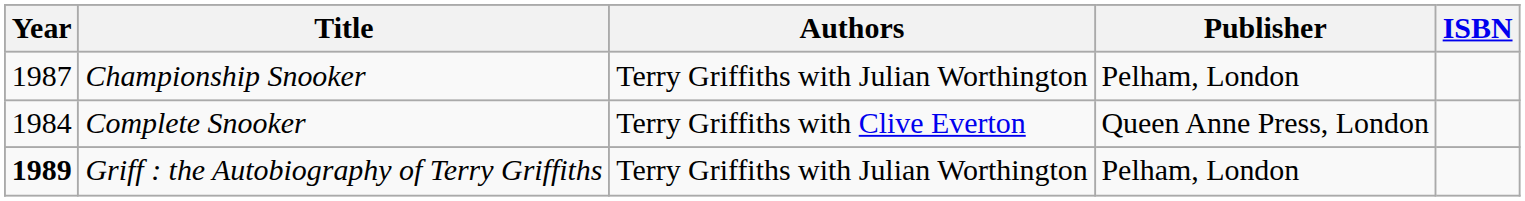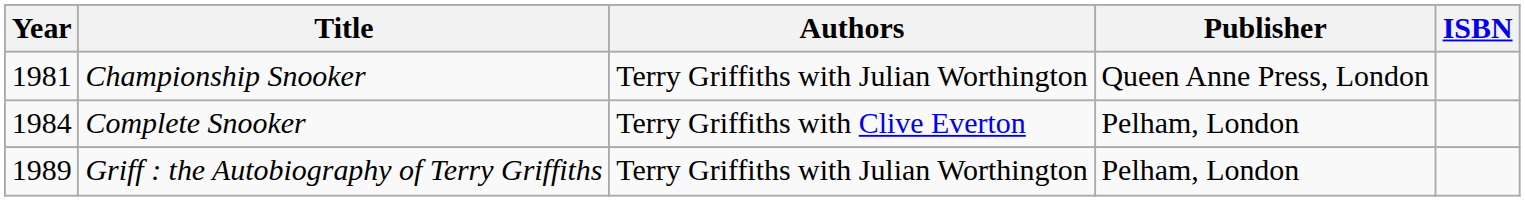(42, 75) 1987 -> (42, 75) 1981
(1200, 75) Pelham, London -> (1265, 75) Queen Anne Press, London
(1265, 123) Queen Anne Press, London -> (1200, 123) Pelham, London
(42, 170) bold -> (42, 170) normal
